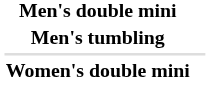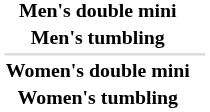+ row: (98, 97)
